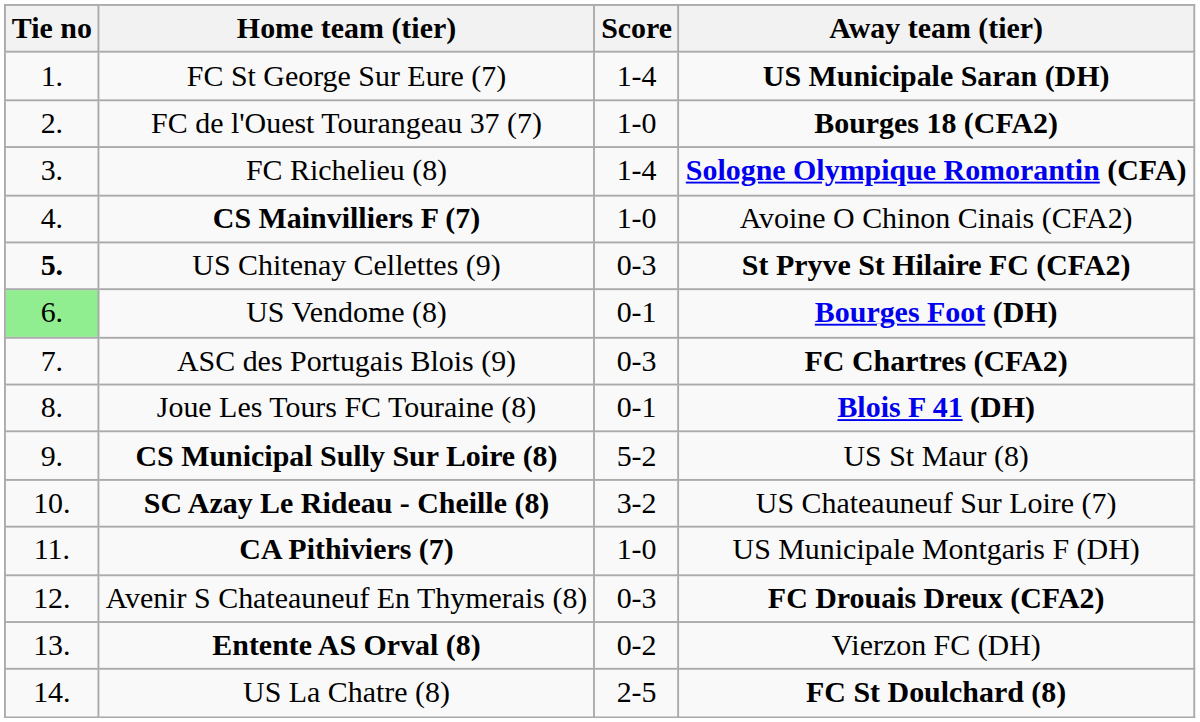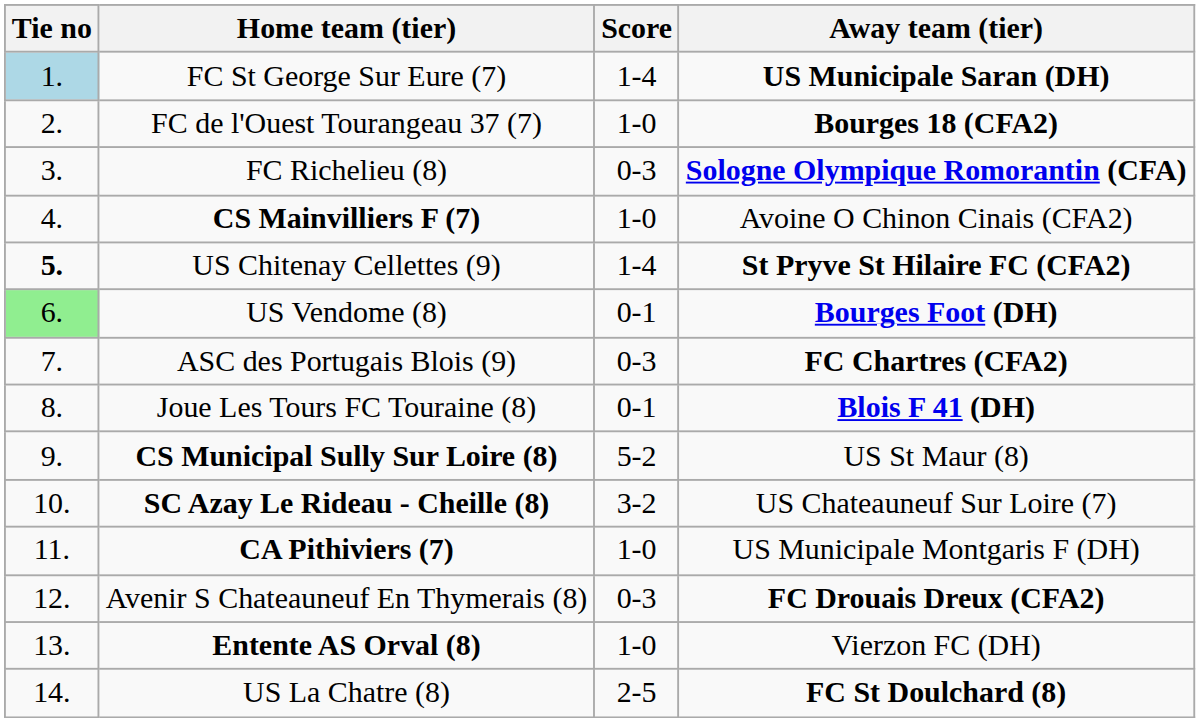(52, 75) no background -> (52, 75) lightblue background
(637, 170) 1-4 -> (637, 170) 0-3
(637, 265) 0-3 -> (637, 265) 1-4
(637, 645) 0-2 -> (637, 645) 1-0
